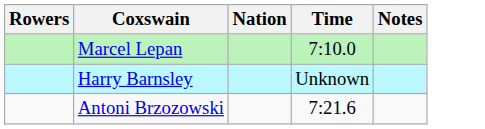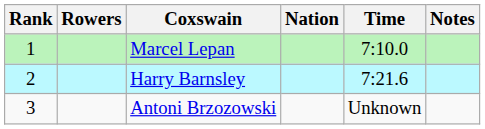+ column: (31, 19)
(332, 78) Unknown -> (385, 78) 7:21.6
(332, 108) 7:21.6 -> (385, 108) Unknown
